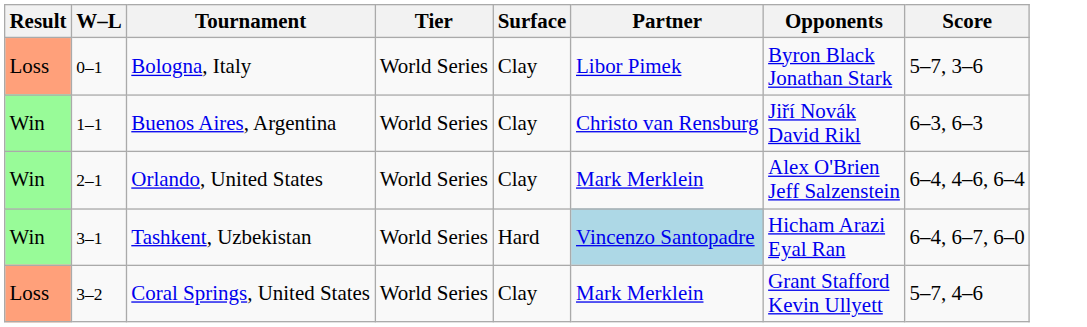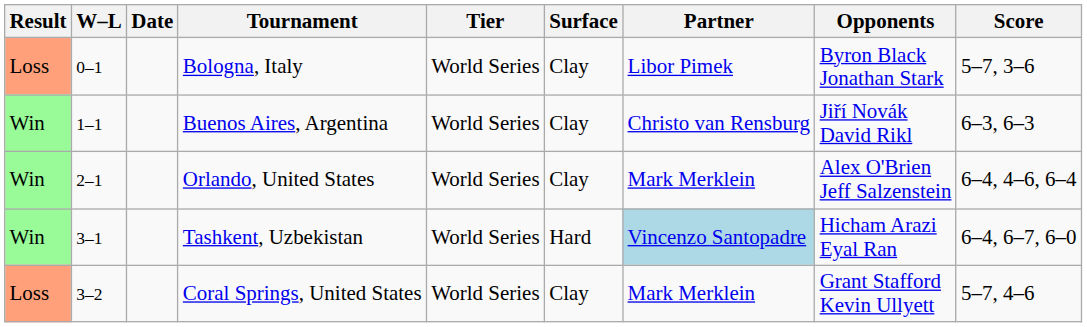+ column: (152, 21)
